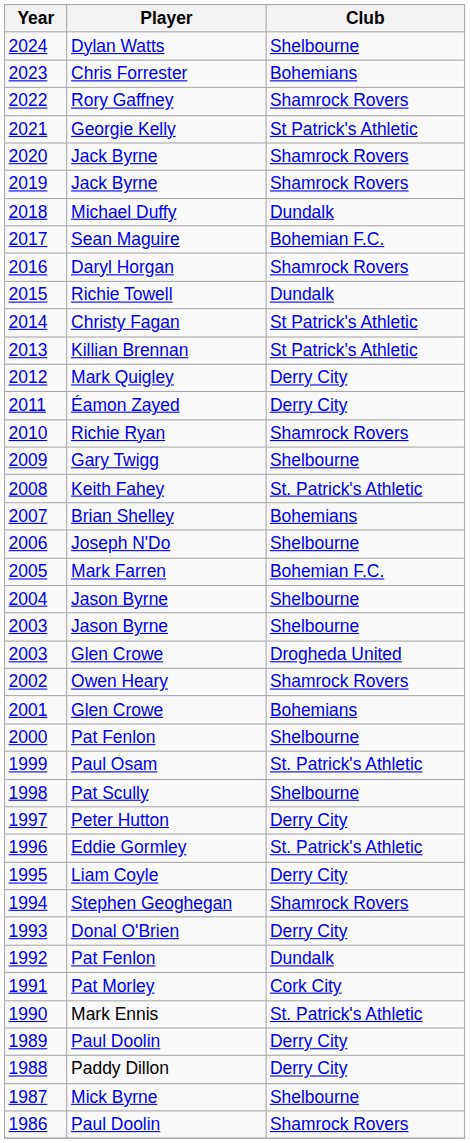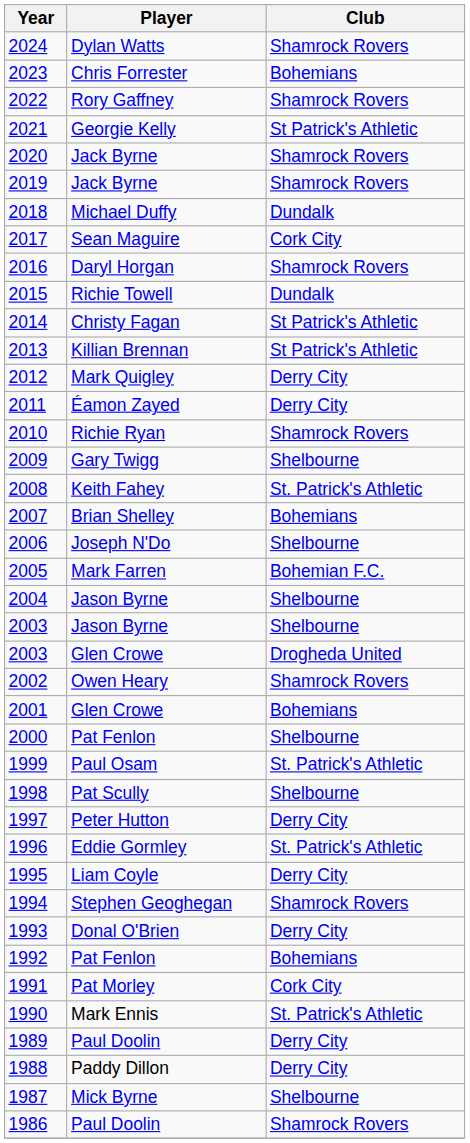(314, 45) Shelbourne -> (339, 45) Shamrock Rovers
(327, 239) Bohemian F.C. -> (306, 239) Cork City
(302, 958) Dundalk -> (314, 958) Bohemians
